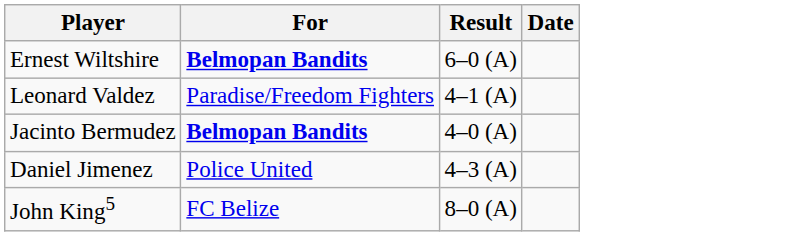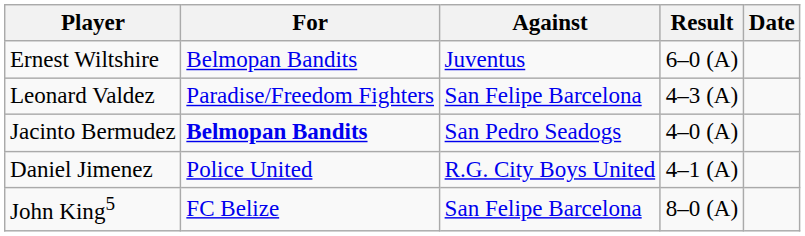+ column: (550, 22)
(277, 59) bold -> (272, 59) normal
(481, 95) 4–1 (A) -> (702, 95) 4–3 (A)
(481, 168) 4–3 (A) -> (702, 168) 4–1 (A)
